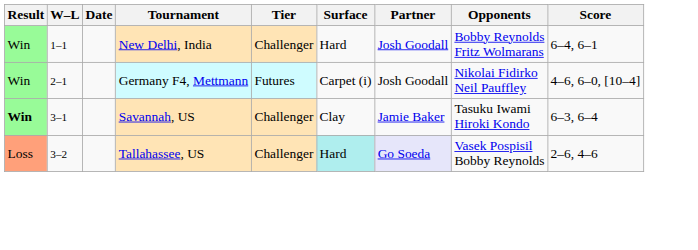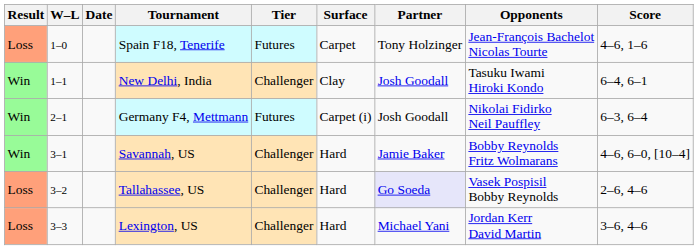+ row: (172, 44)
(333, 44) Hard -> (332, 80) Clay
(499, 44) Bobby Reynolds Fritz Wolmarans -> (507, 80) Tasuku Iwami Hiroki Kondo
(595, 80) 4–6, 6–0, [10–4] -> (624, 116) 6–3, 6–4
(20, 116) bold -> (19, 153) normal
(332, 116) Clay -> (333, 153) Hard
(493, 116) Tasuku Iwami Hiroki Kondo -> (513, 153) Bobby Reynolds Fritz Wolmarans
(574, 116) 6–3, 6–4 -> (645, 153) 4–6, 6–0, [10–4]
(333, 153) paleturquoise background -> (333, 189) no background
+ row: (158, 226)
